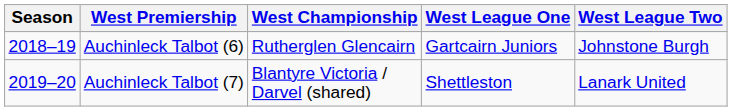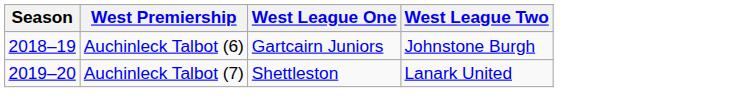- column: (335, 18)
